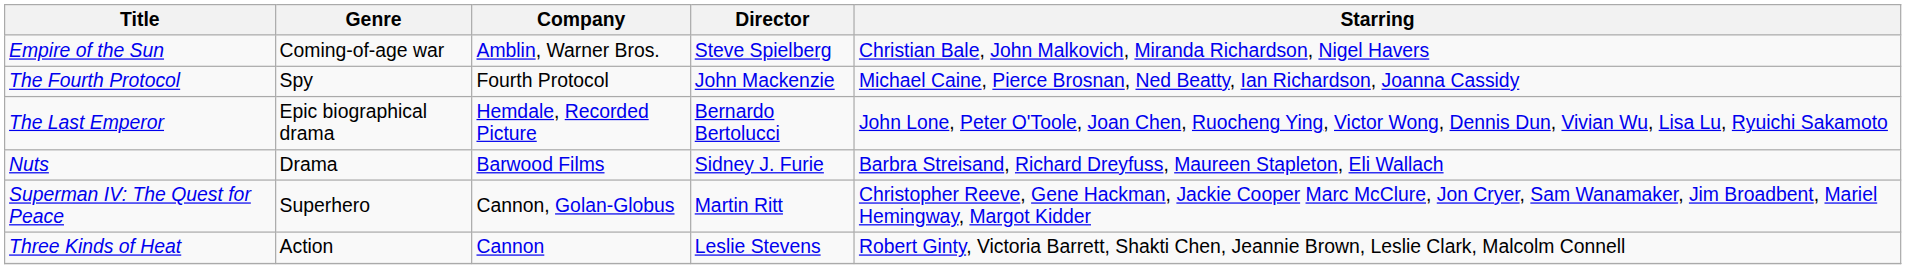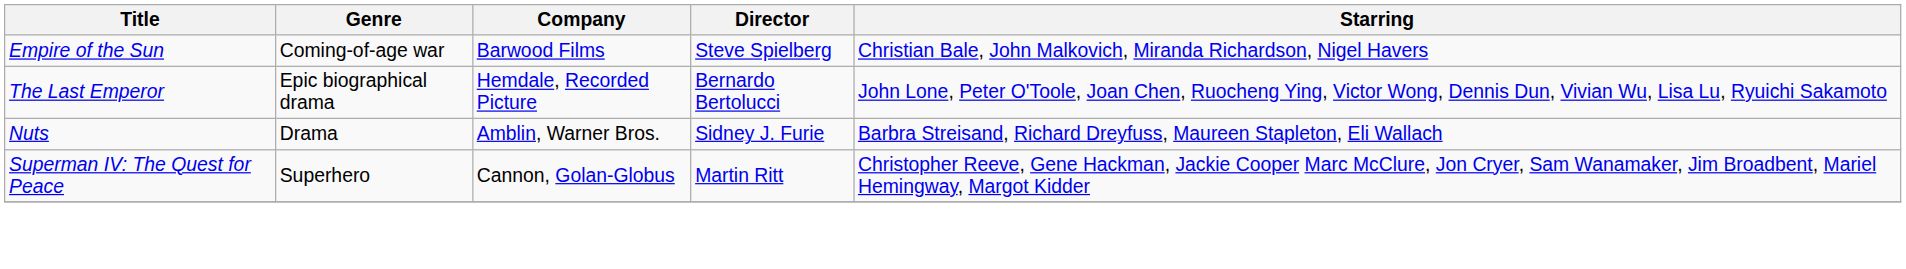(568, 50) Amblin, Warner Bros. -> (541, 50) Barwood Films
- row: (95, 81)
(541, 164) Barwood Films -> (568, 133) Amblin, Warner Bros.
- row: (95, 247)
